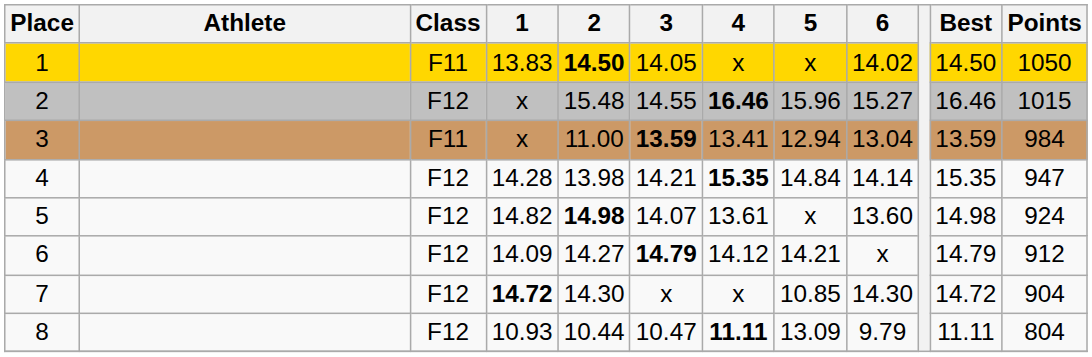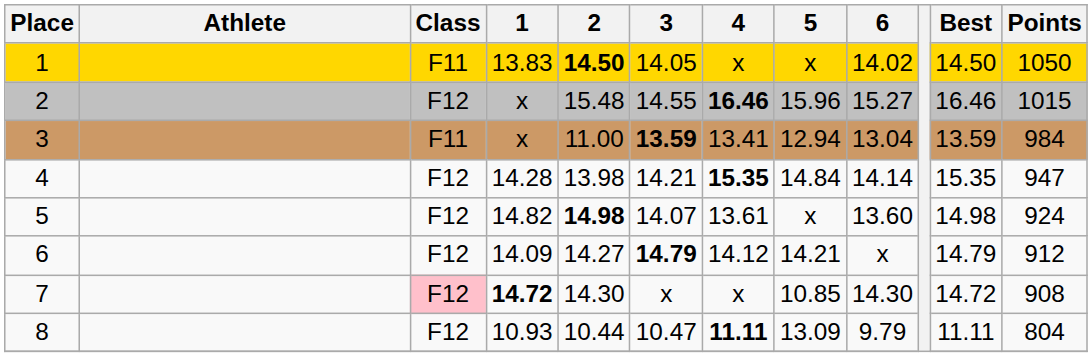(448, 293) no background -> (448, 293) pink background
(1045, 293) 904 -> (1045, 293) 908
